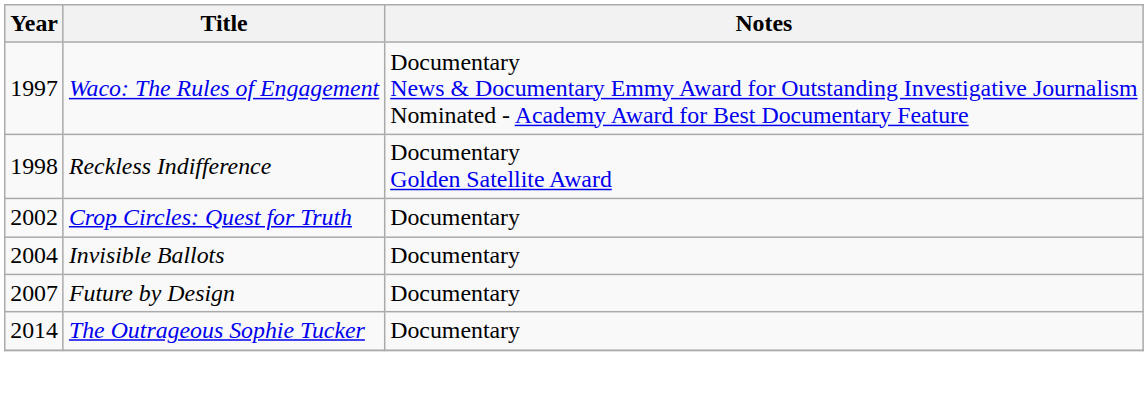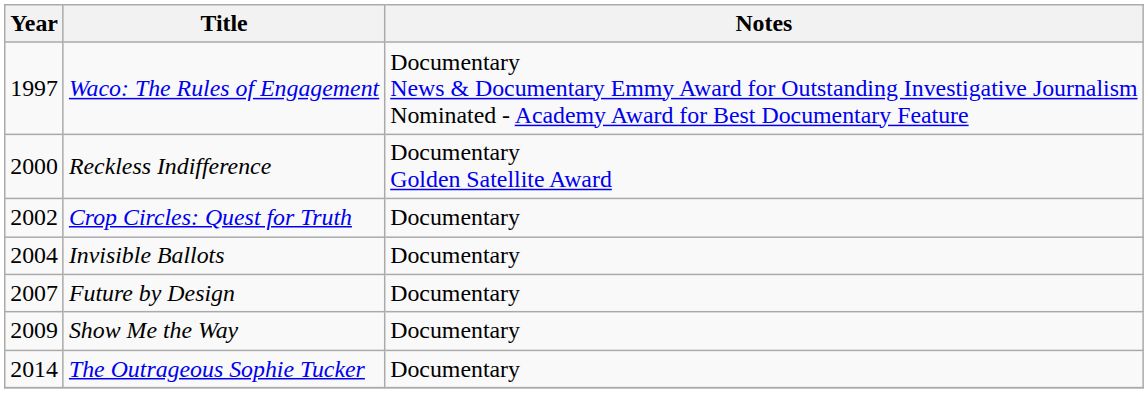(34, 166) 1998 -> (34, 166) 2000
+ row: (154, 330)
